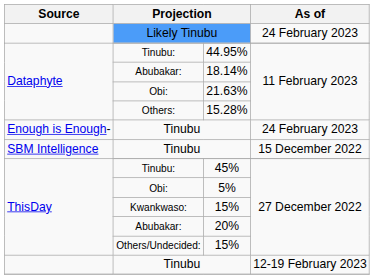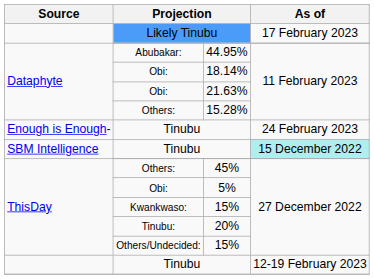(310, 33) 24 February 2023 -> (310, 33) 17 February 2023
(158, 53) Tinubu: -> (158, 53) Abubakar:
(158, 72) Abubakar: -> (158, 72) Obi:
(310, 149) no background -> (310, 149) paleturquoise background
(158, 169) Tinubu: -> (158, 169) Others:
(158, 227) Abubakar: -> (158, 227) Tinubu:
